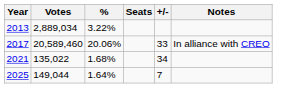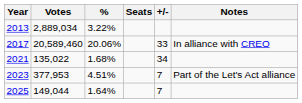+ row: (18, 75)
